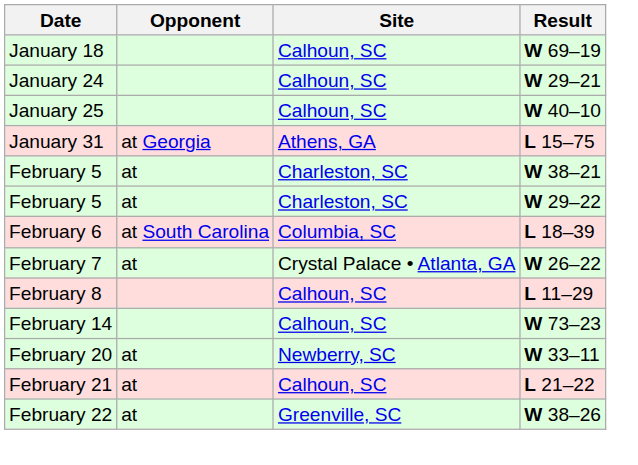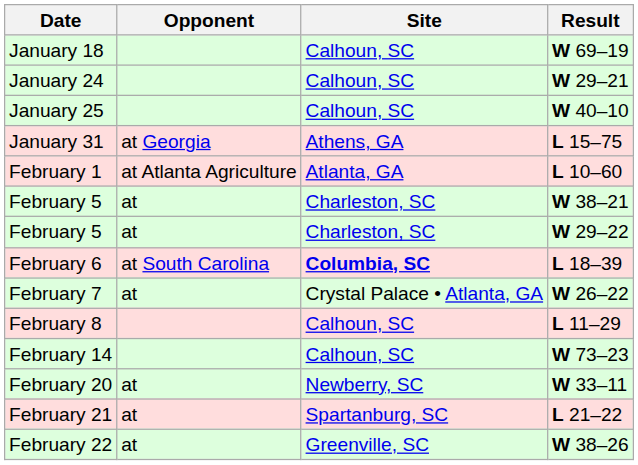+ row: (55, 172)
(337, 232) normal -> (368, 263) bold
(332, 384) Calhoun, SC -> (377, 414) Spartanburg, SC
